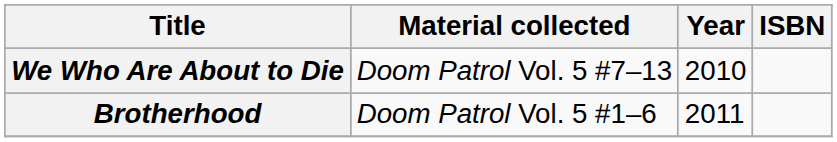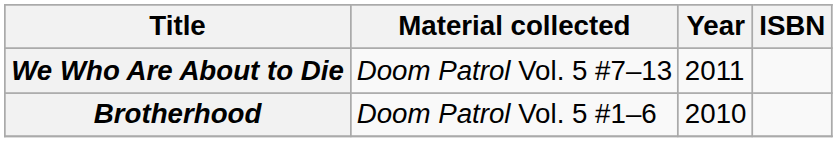(716, 70) 2010 -> (715, 70) 2011
(715, 114) 2011 -> (716, 114) 2010
